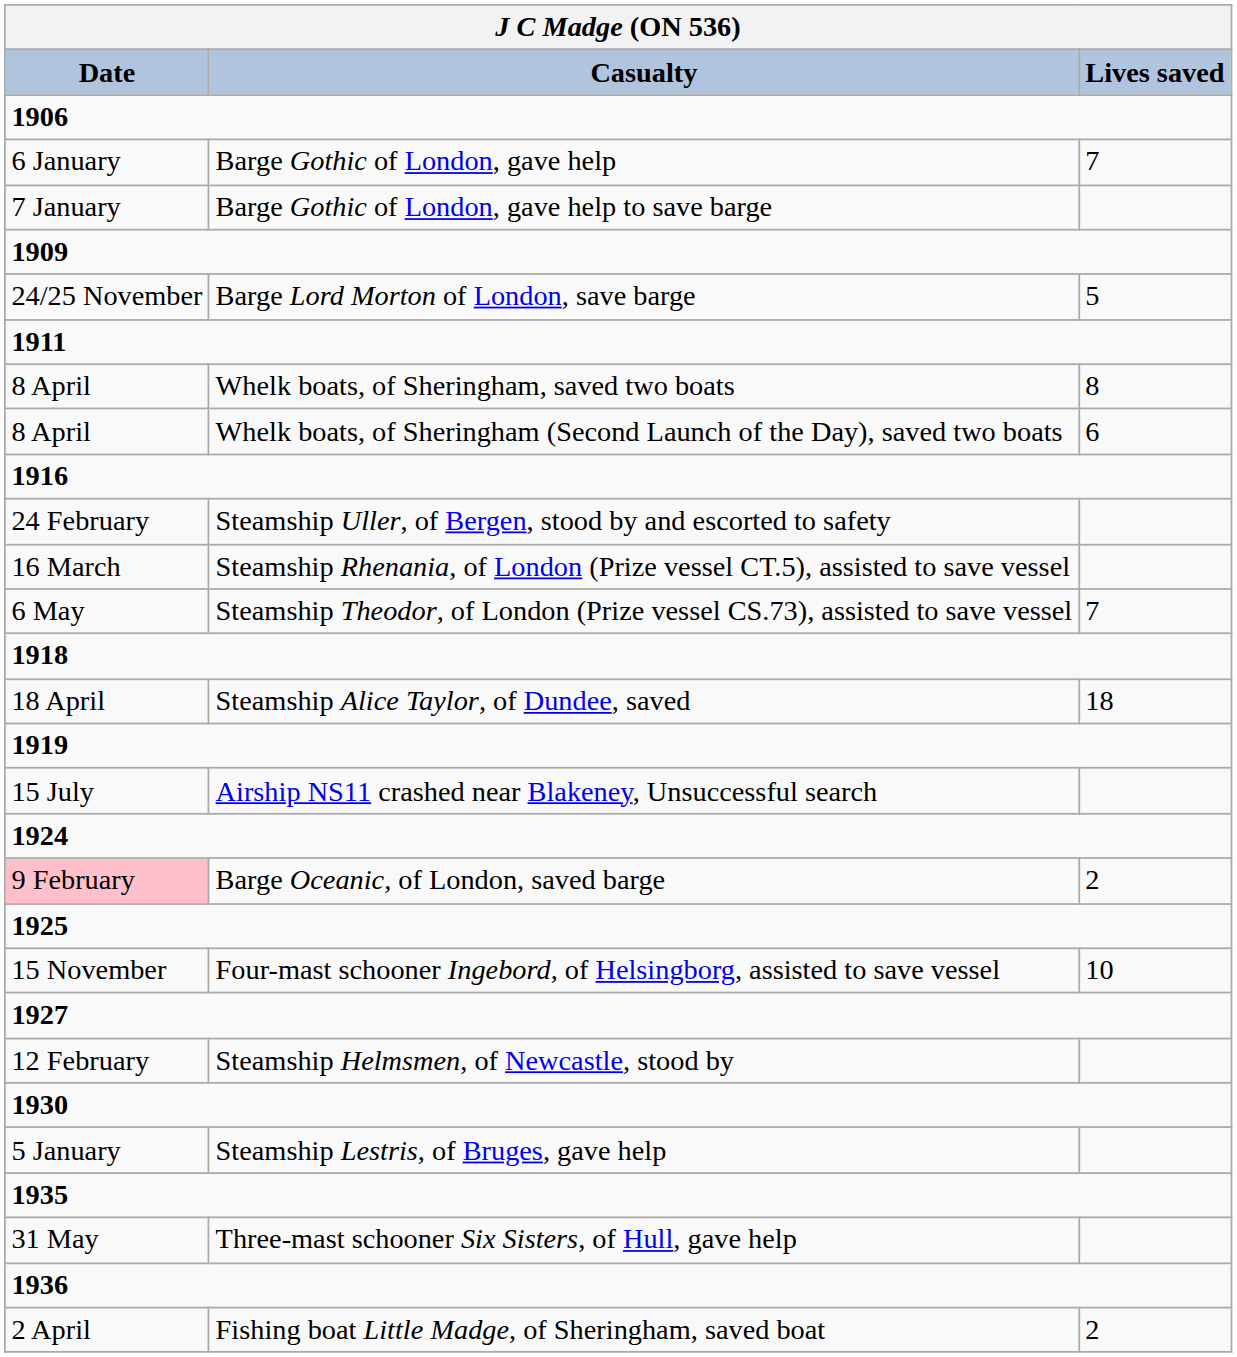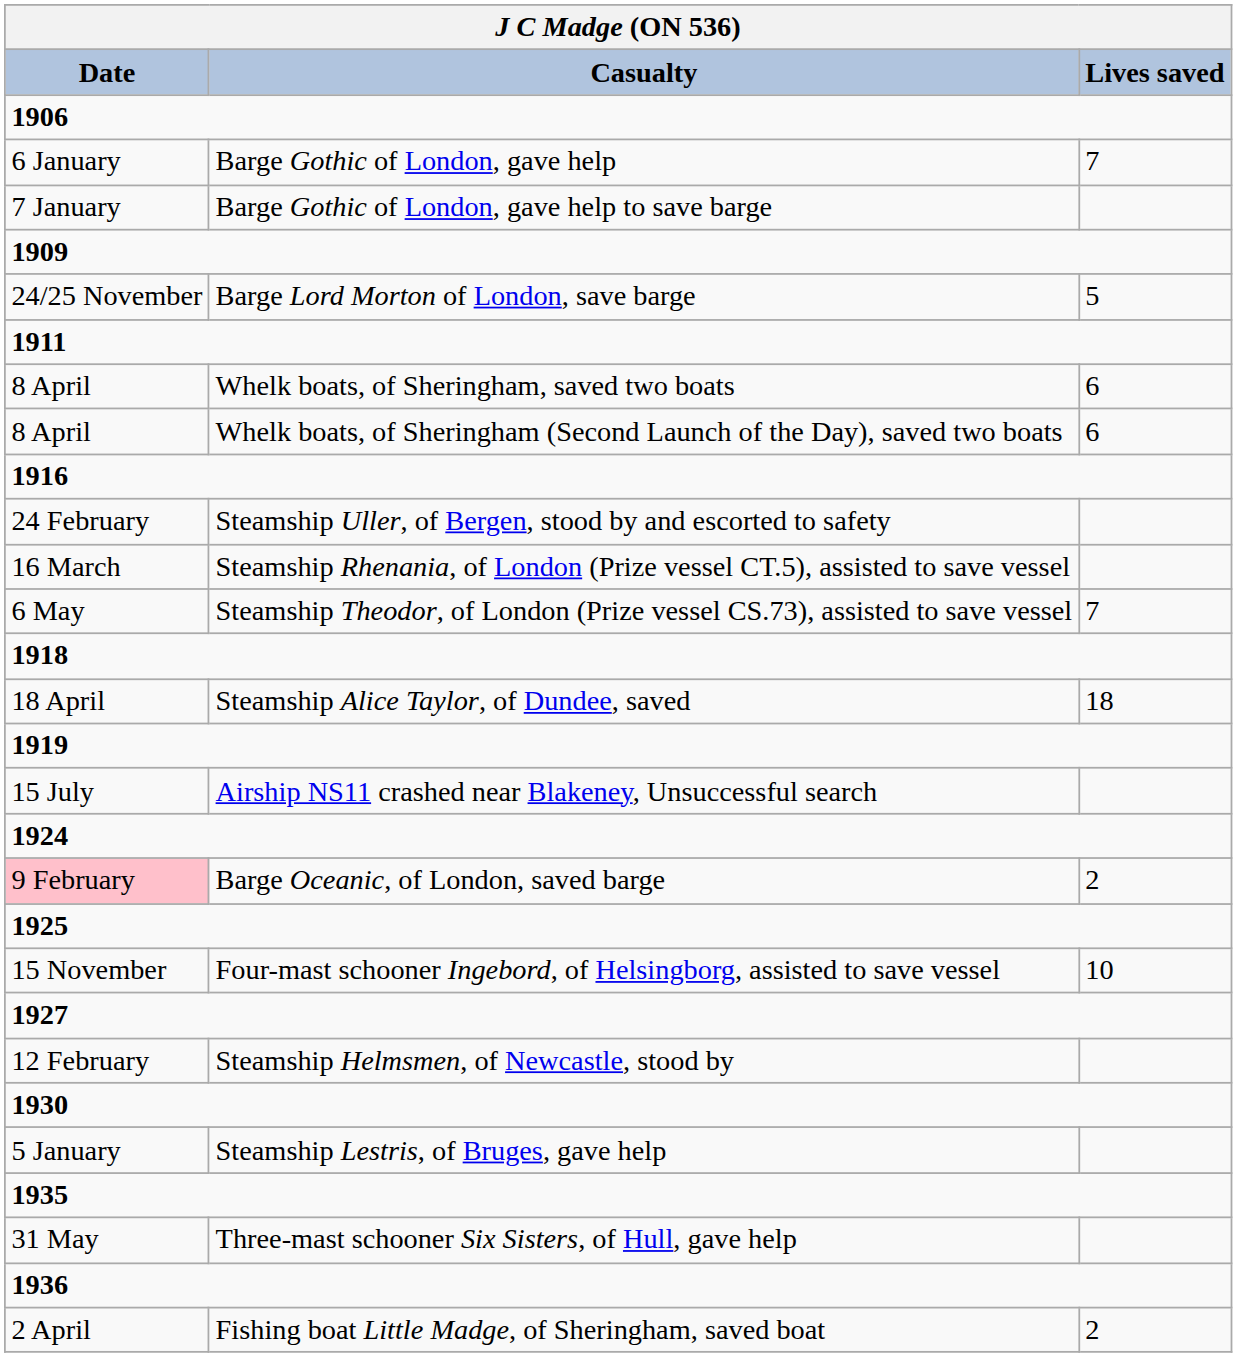(1092, 386) 8 -> (1092, 386) 6
